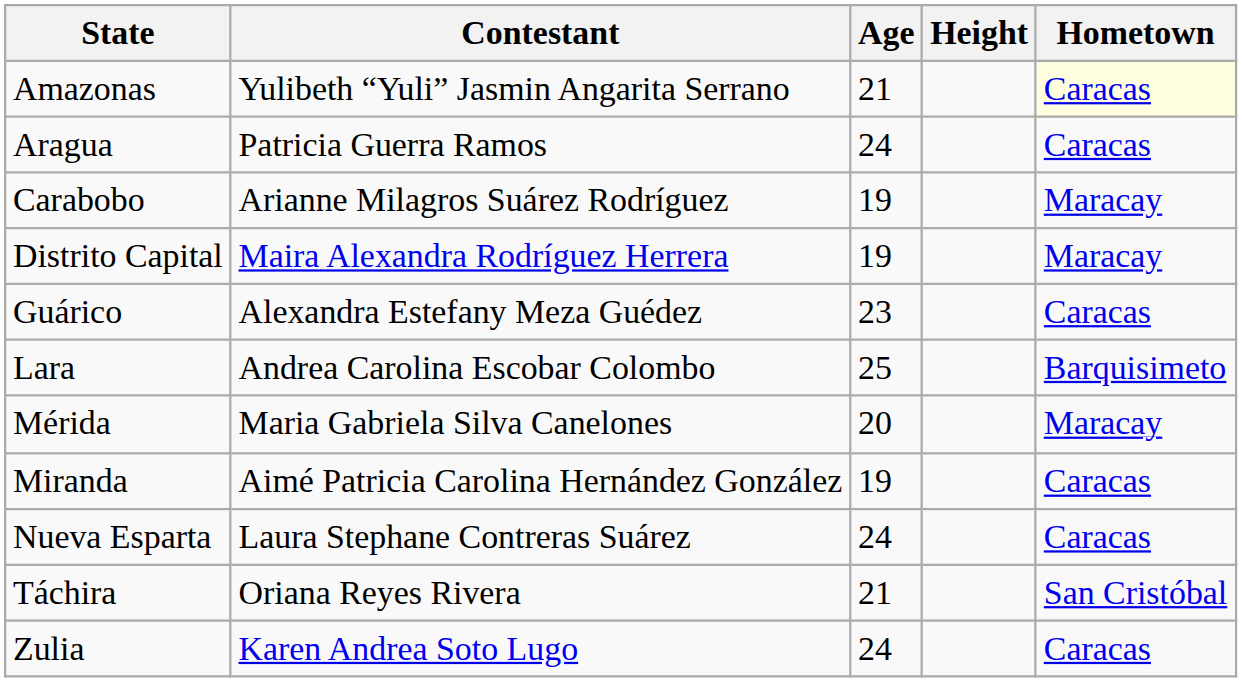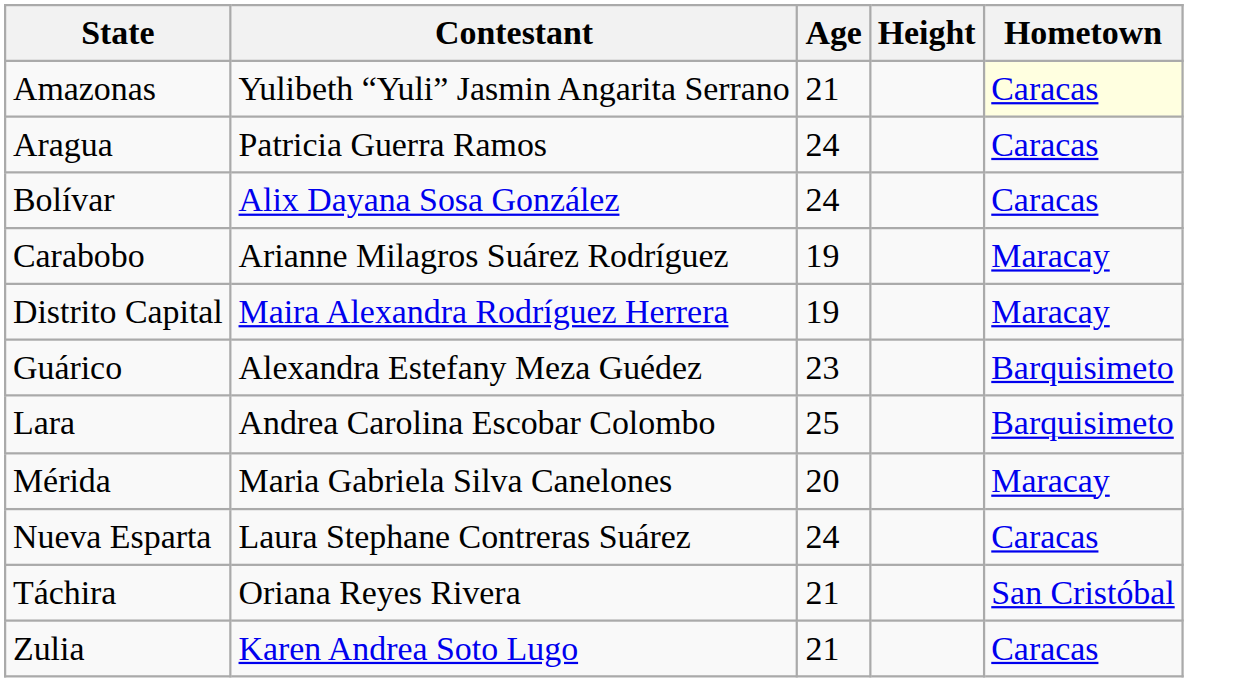+ row: (64, 200)
(1097, 312) Caracas -> (1083, 367) Barquisimeto
- row: (70, 479)
(875, 647) 24 -> (822, 647) 21
